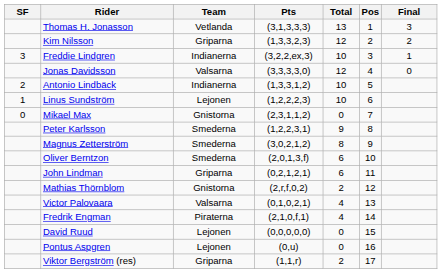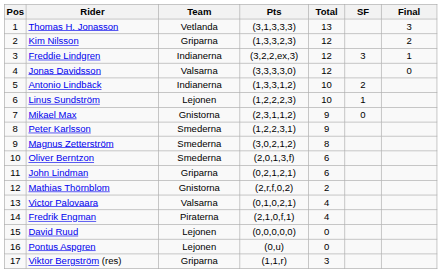columns swapped: (370, 12) <-> (23, 12)
(341, 56) 10 -> (327, 56) 12
(341, 114) 0 -> (327, 114) 9
(341, 261) 2 -> (327, 261) 3
